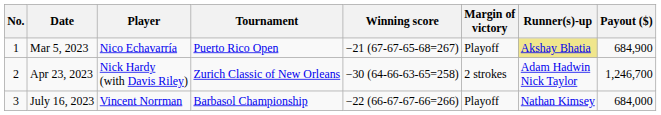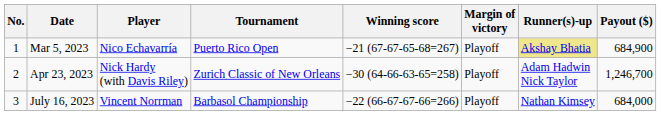(485, 74) 2 strokes -> (482, 74) Playoff
